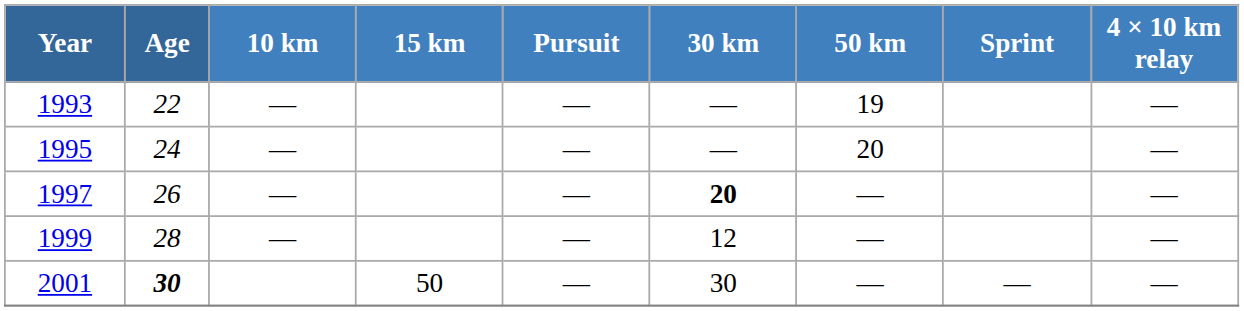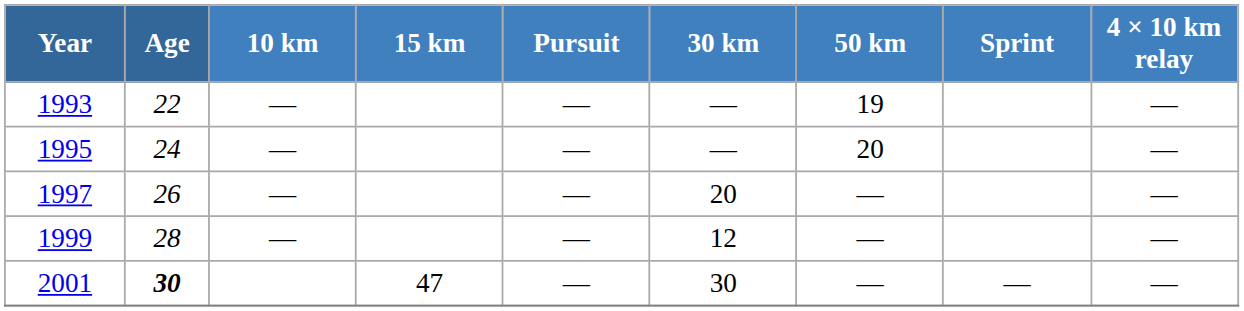(723, 193) bold -> (723, 193) normal
(430, 283) 50 -> (430, 283) 47
